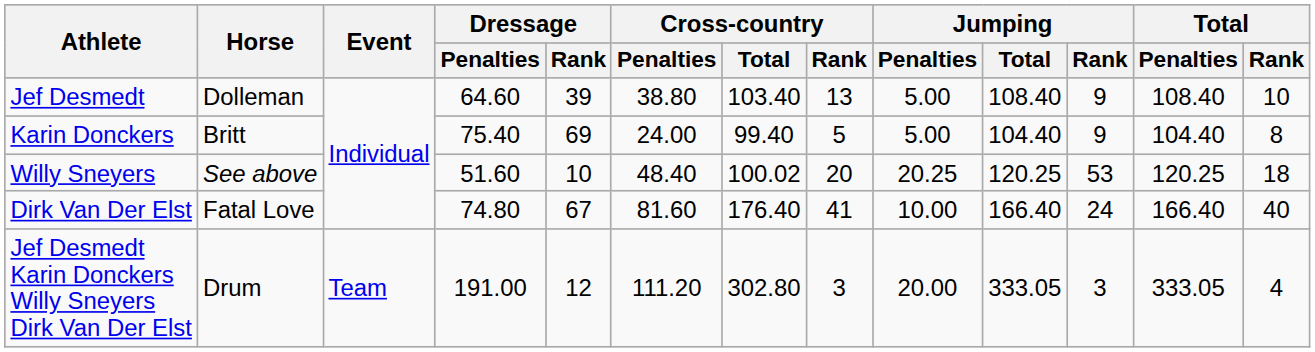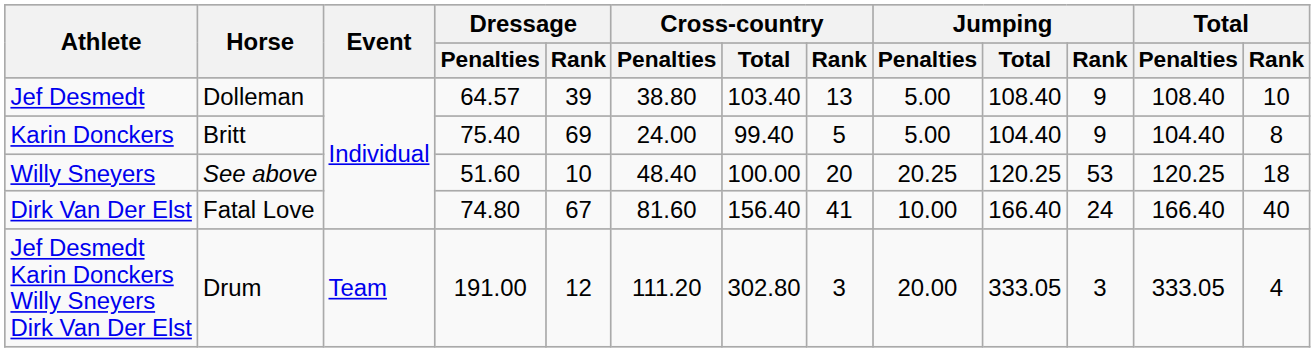(490, 98) 64.60 -> (490, 98) 64.57
(764, 173) 100.02 -> (764, 173) 100.00
(764, 211) 176.40 -> (764, 211) 156.40
